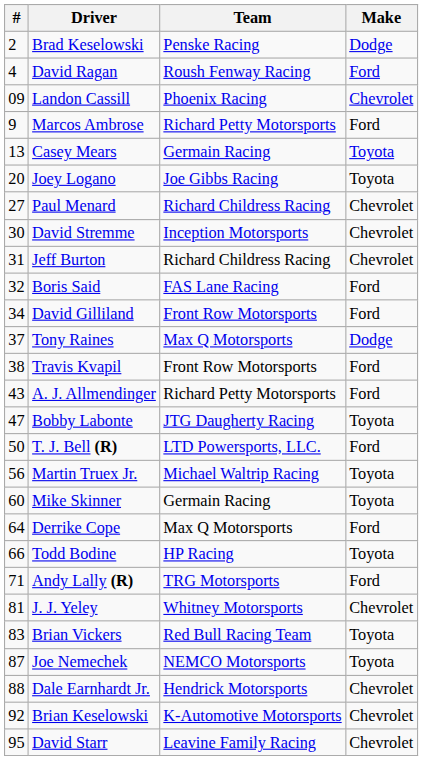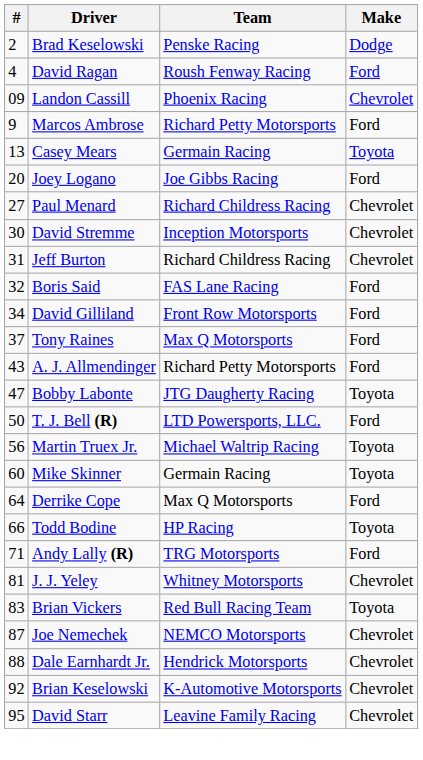(372, 178) Toyota -> (365, 178) Ford
(371, 339) Dodge -> (365, 339) Ford
- row: (77, 366)
(372, 661) Toyota -> (381, 634) Chevrolet
